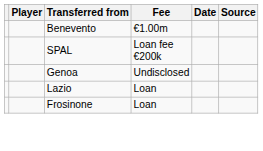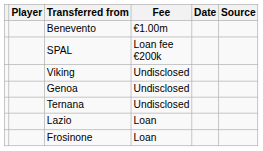+ row: (61, 72)
+ row: (65, 105)
